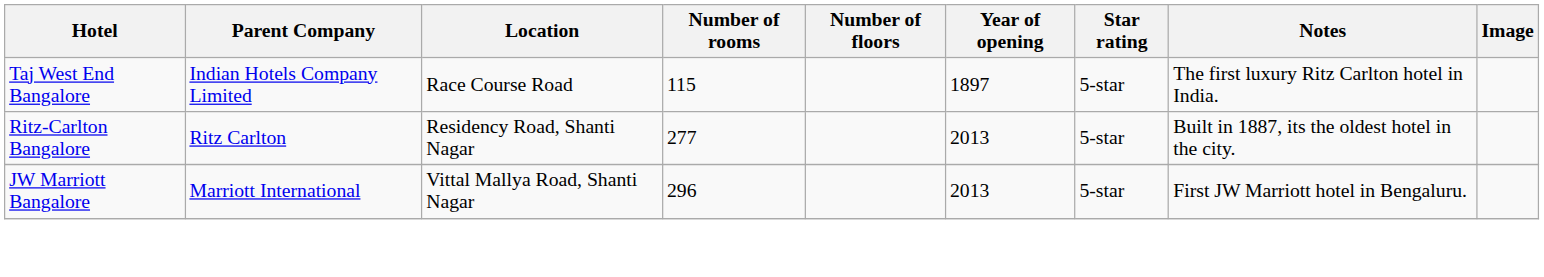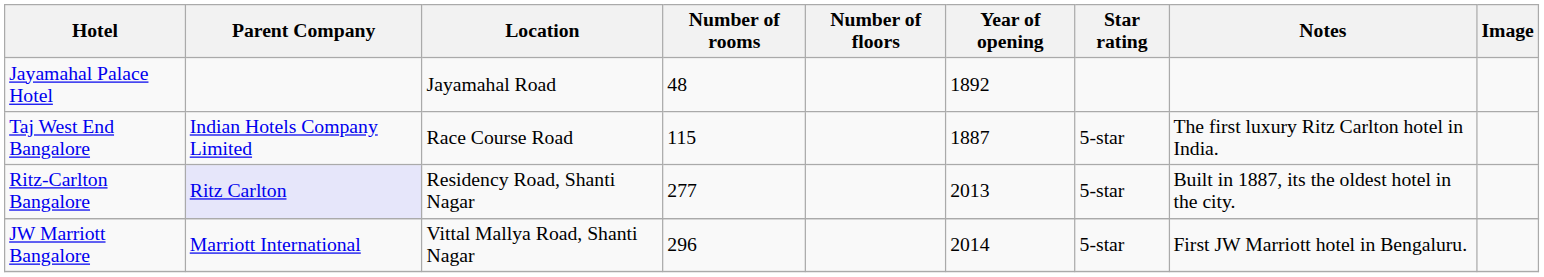+ row: (79, 84)
(970, 84) 1897 -> (970, 137) 1887
(238, 137) no background -> (238, 191) lavender background
(970, 191) 2013 -> (970, 244) 2014
